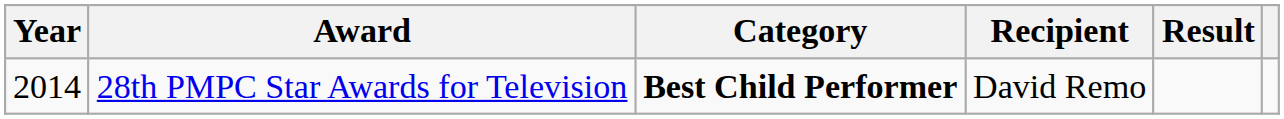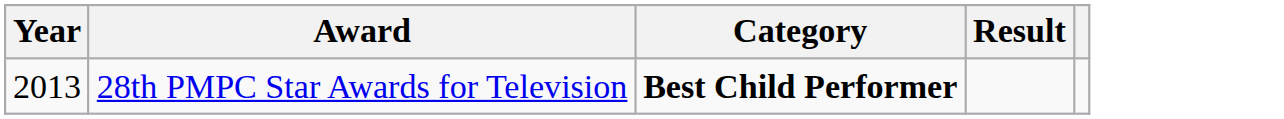- column: (1060, 31)
(47, 85) 2014 -> (47, 85) 2013
